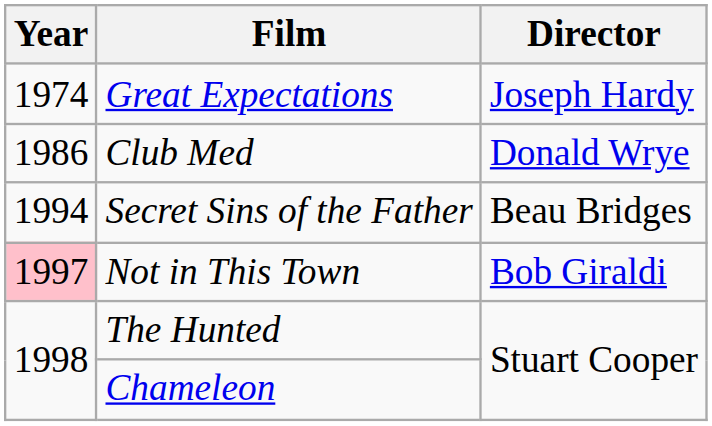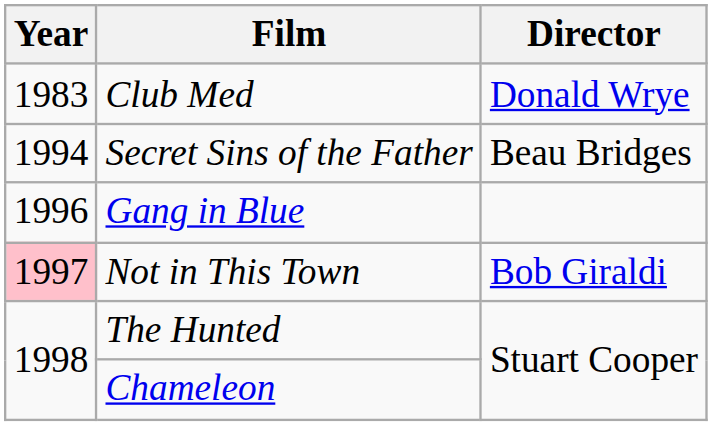- row: (249, 93)
(51, 152) 1986 -> (51, 93) 1983
+ row: (205, 211)
